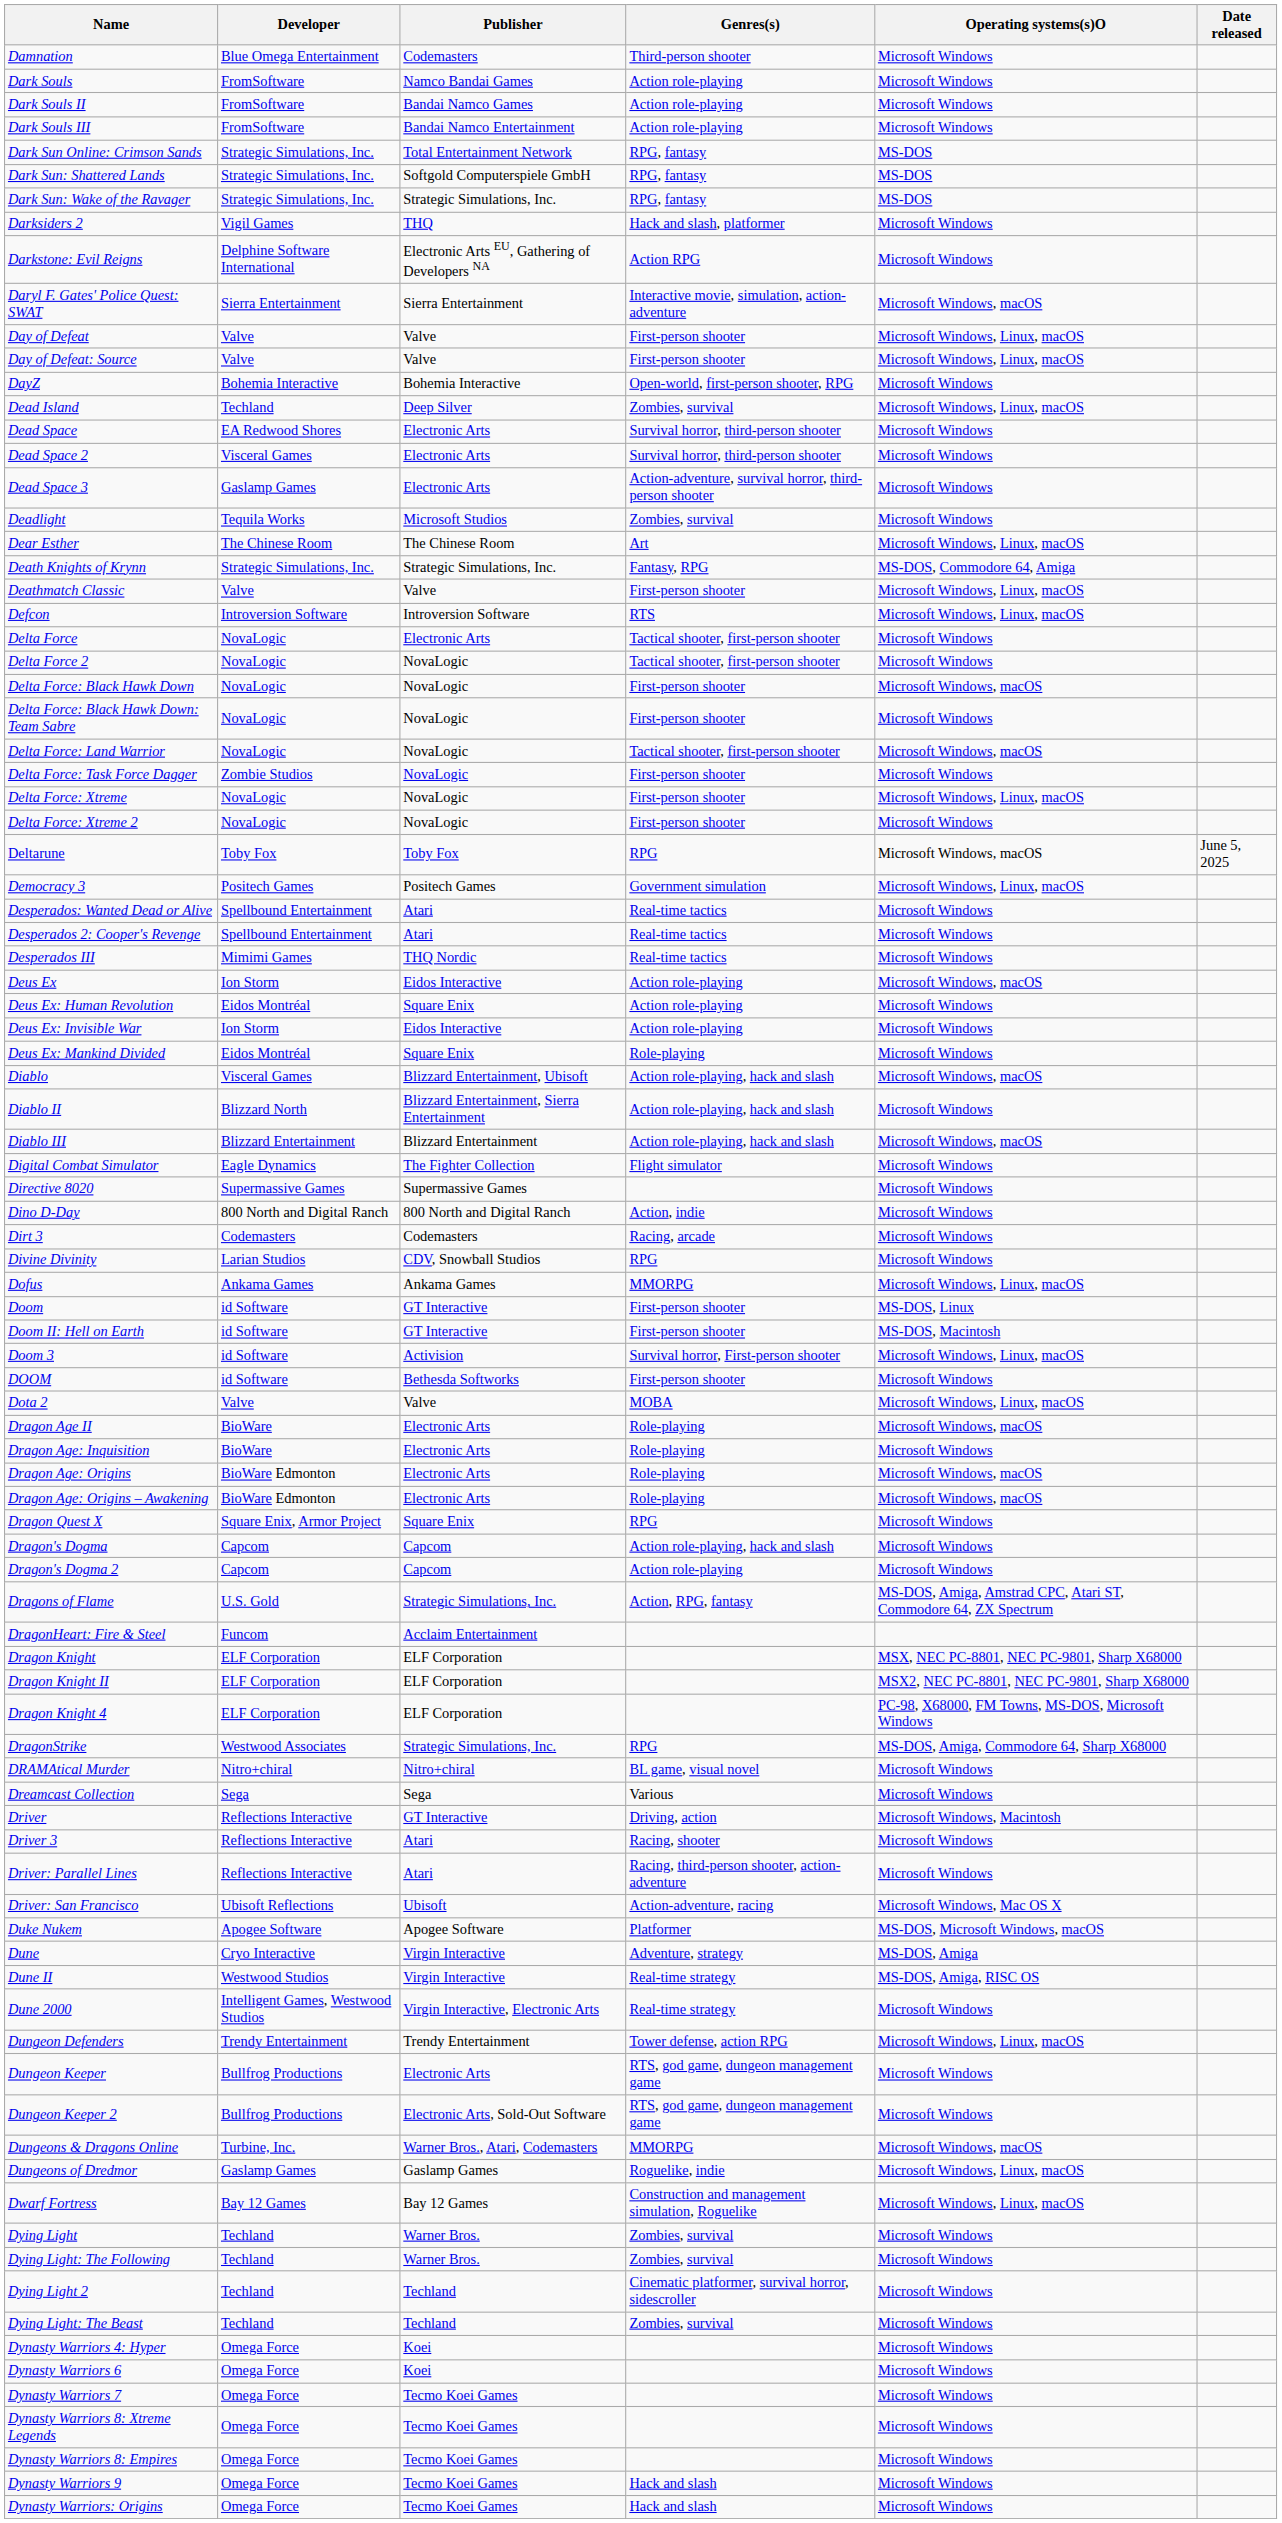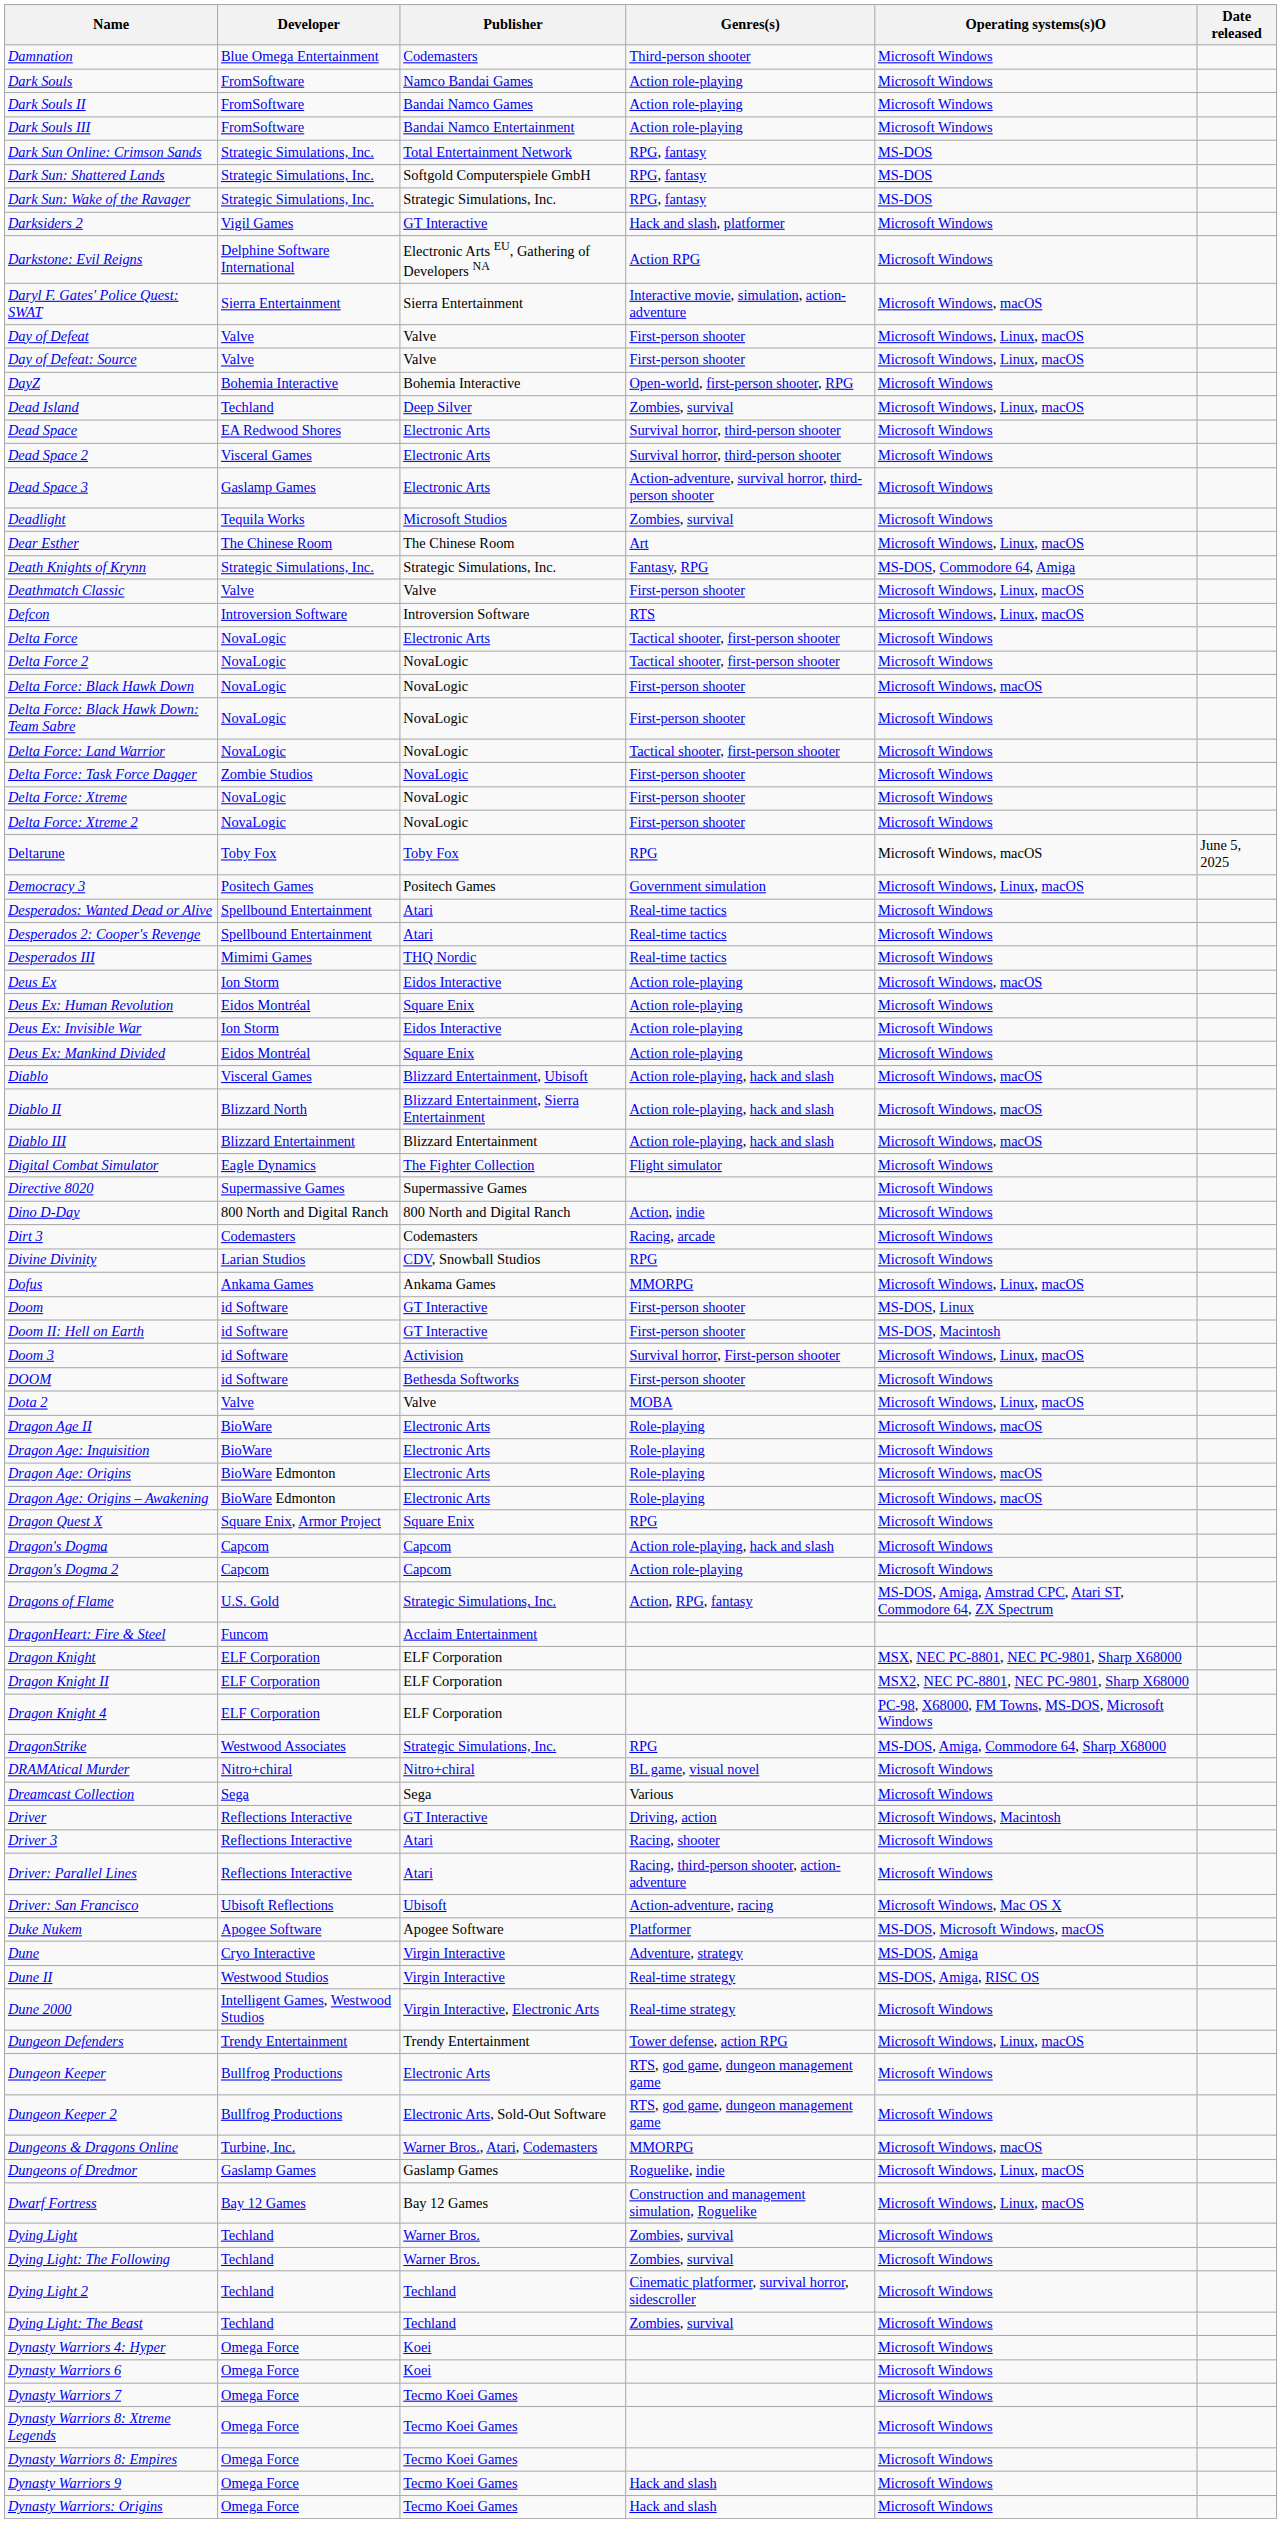(418, 223) THQ -> (445, 223) GT Interactive
(960, 750) Microsoft Windows, macOS -> (935, 750) Microsoft Windows
(981, 798) Microsoft Windows, Linux, macOS -> (935, 798) Microsoft Windows
(667, 1052) Role-playing -> (686, 1052) Action role-playing
(935, 1108) Microsoft Windows -> (960, 1108) Microsoft Windows, macOS
